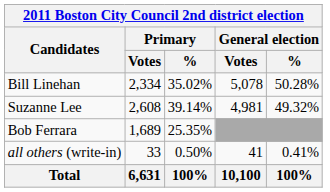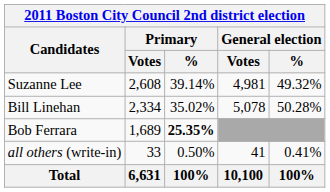rows swapped: (44, 84) <-> (45, 107)
(190, 130) normal -> (191, 130) bold
